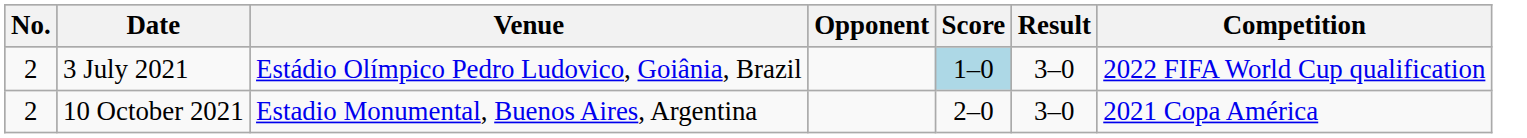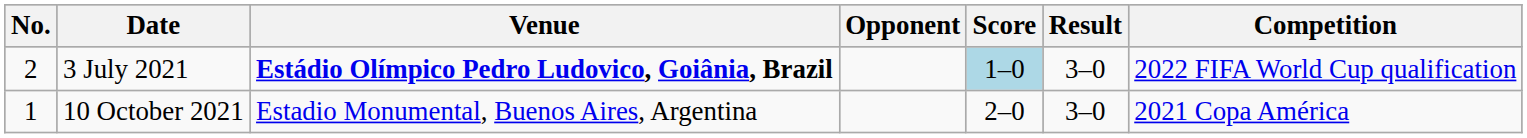(529, 68) normal -> (544, 68) bold
(31, 111) 2 -> (31, 111) 1
